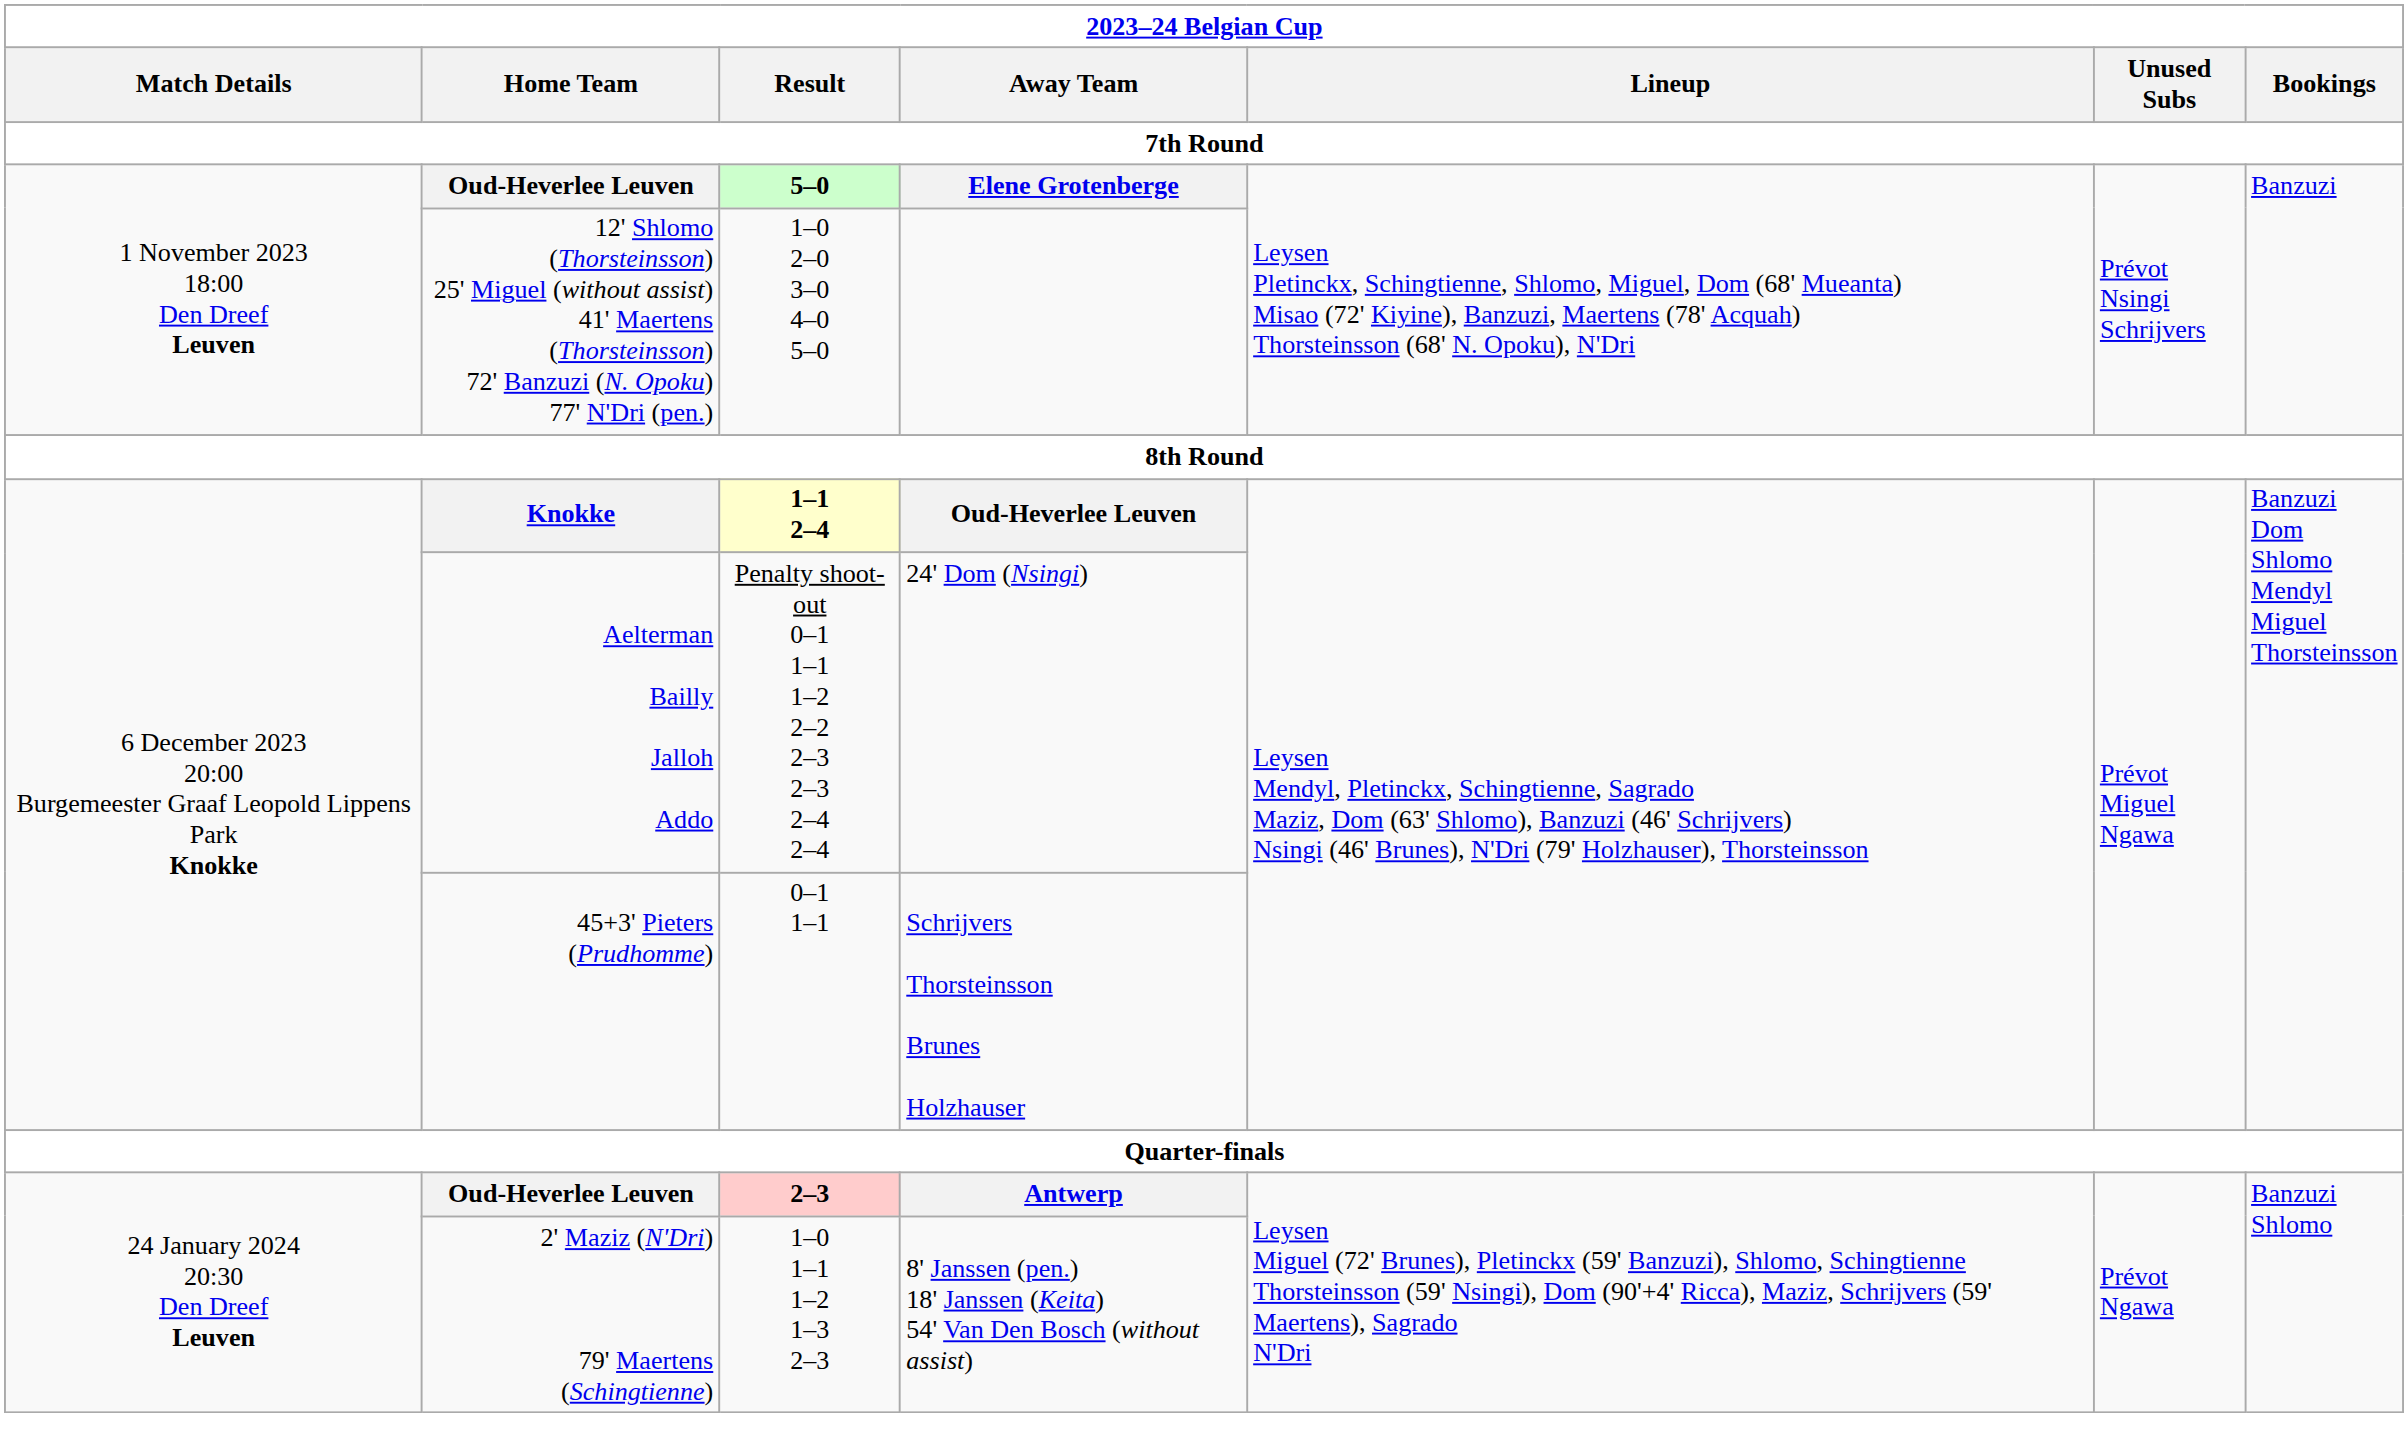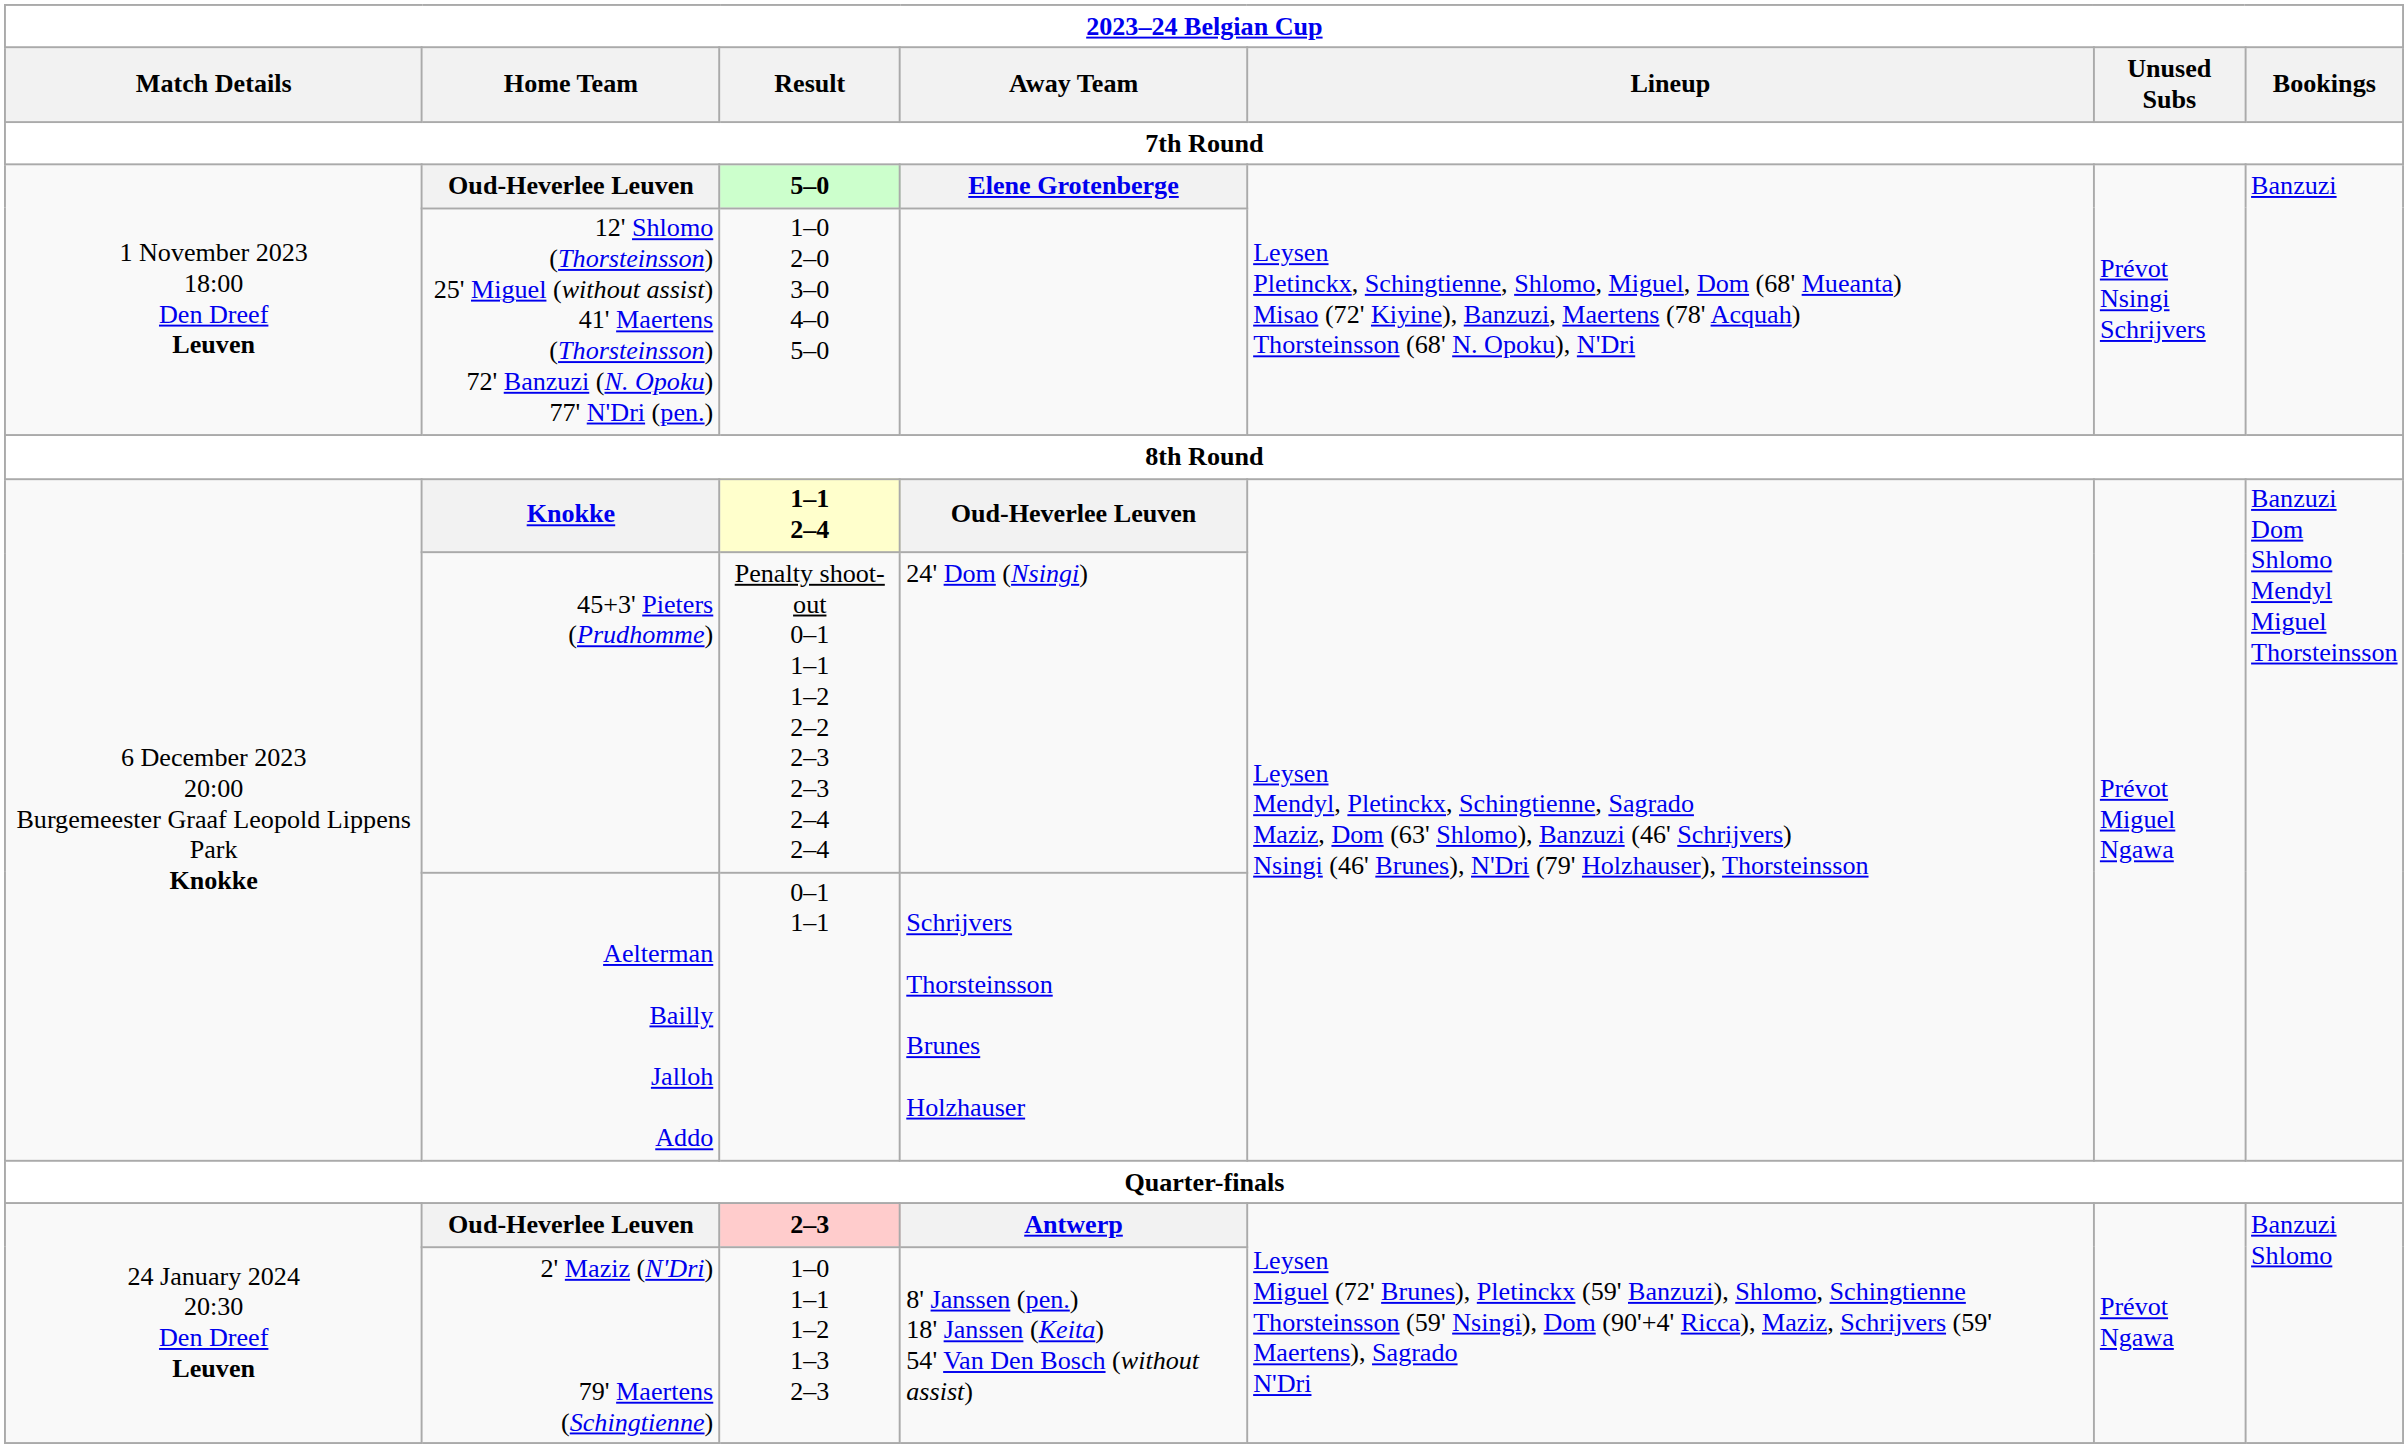(658, 726) Aelterman Bailly Jalloh Addo -> (641, 619) 45+3' Pieters (Prudhomme)
(641, 938) 45+3' Pieters (Prudhomme) -> (658, 1046) Aelterman Bailly Jalloh Addo
